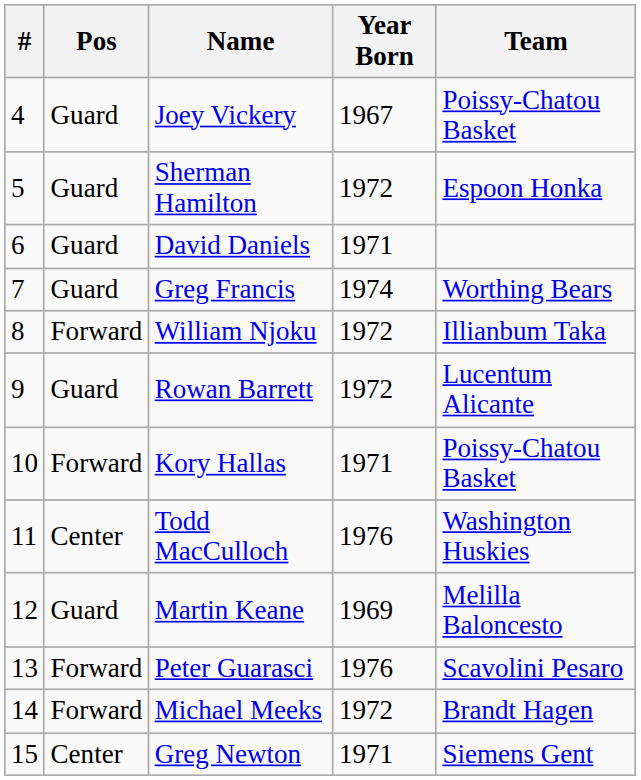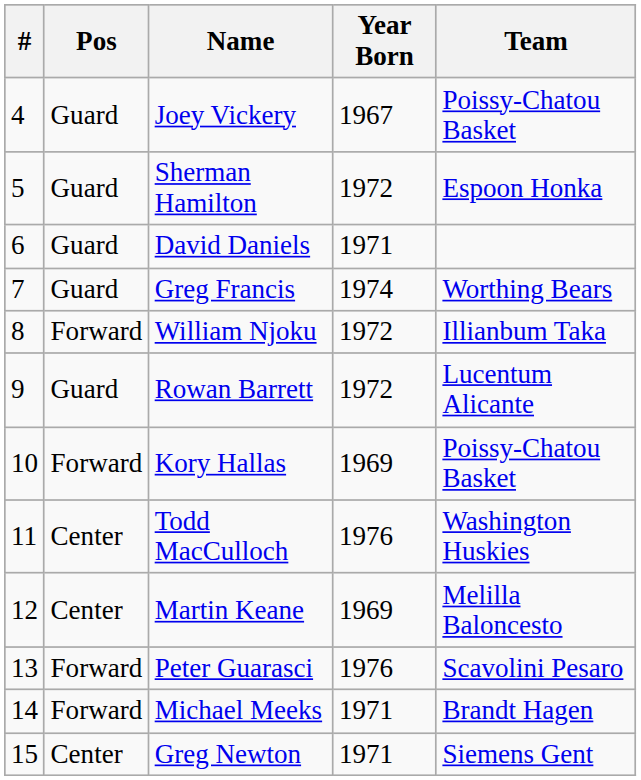(366, 463) 1971 -> (366, 463) 1969
(84, 609) Guard -> (87, 609) Center
(366, 710) 1972 -> (366, 710) 1971
